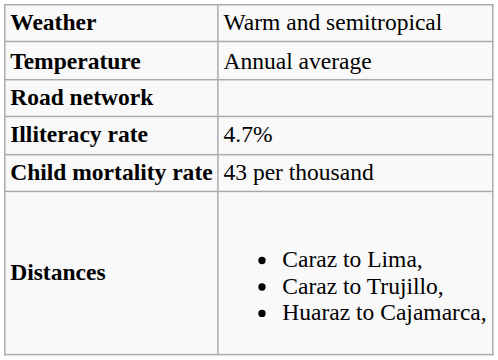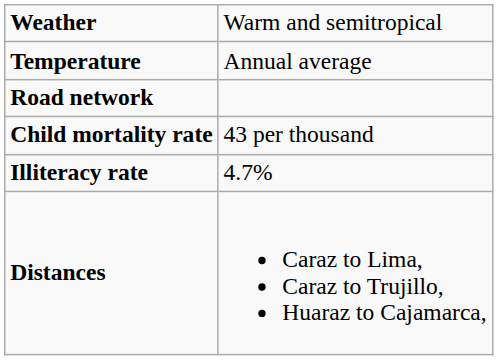rows swapped: (79, 135) <-> (111, 172)
